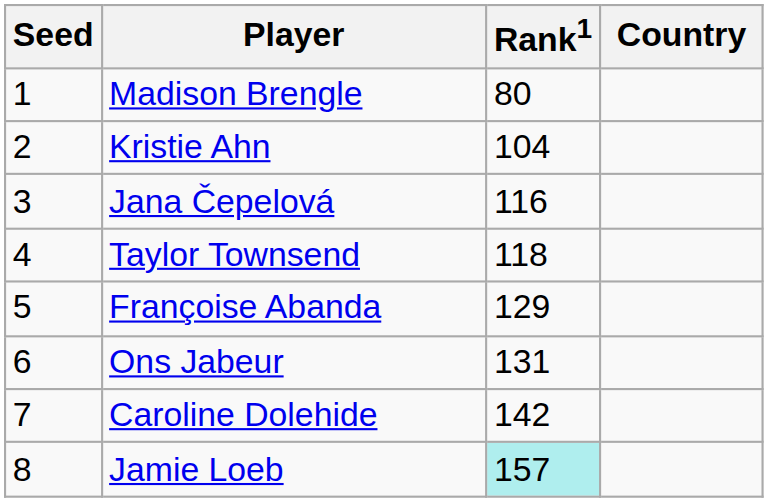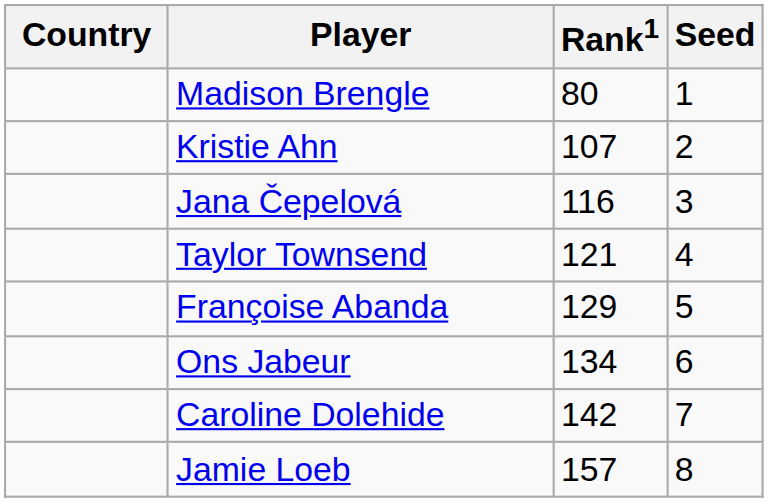columns swapped: (682, 35) <-> (53, 35)
(522, 147) 104 -> (589, 147) 107
(521, 254) 118 -> (589, 254) 121
(522, 361) 131 -> (589, 361) 134
(522, 468) paleturquoise background -> (589, 468) no background
